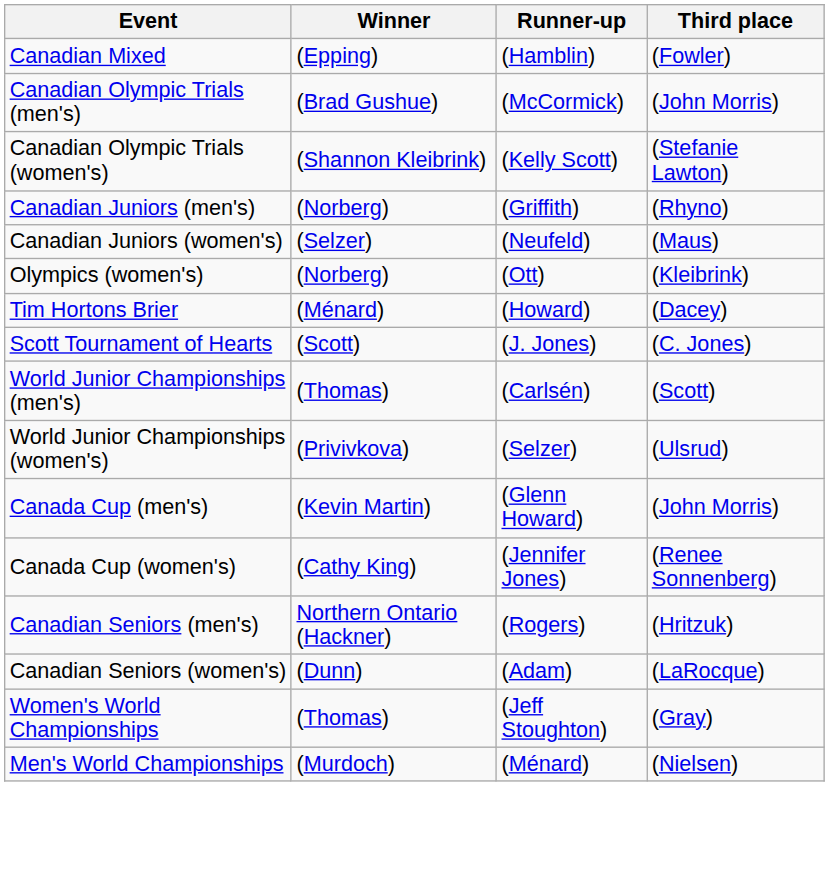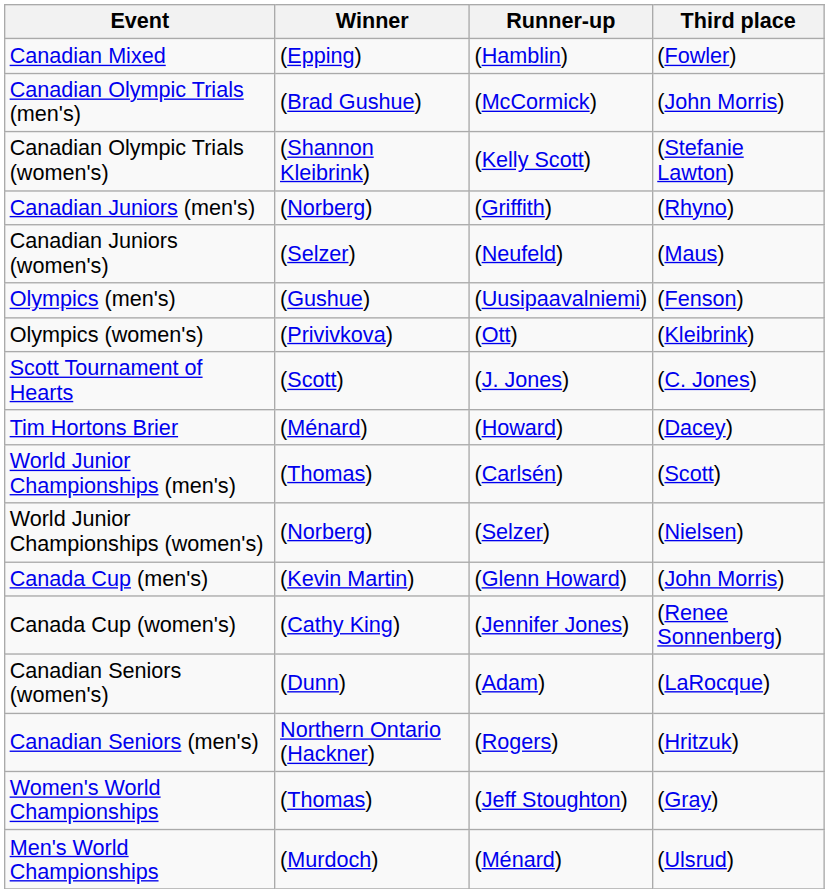+ row: (93, 300)
(343, 275) (Norberg) -> (336, 334) (Privivkova)
rows swapped: (141, 344) <-> (94, 310)
(353, 449) (Privivkova) -> (326, 532) (Norberg)
(690, 449) (Ulsrud) -> (700, 532) (Nielsen)
rows swapped: (134, 624) <-> (148, 671)
(695, 764) (Nielsen) -> (696, 859) (Ulsrud)
